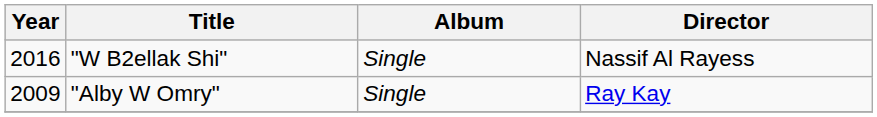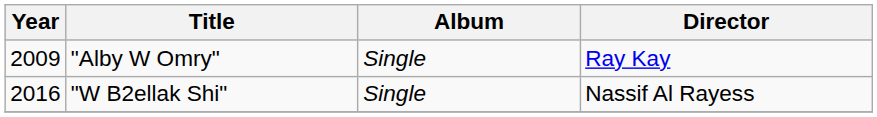rows swapped: (145, 93) <-> (149, 58)
